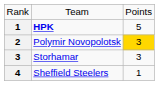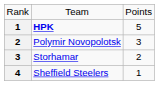(139, 42) gold background -> (139, 42) no background
(139, 57) 3 -> (139, 57) 2
